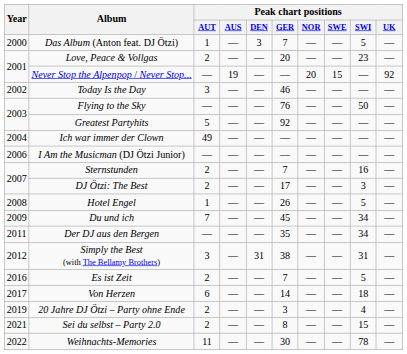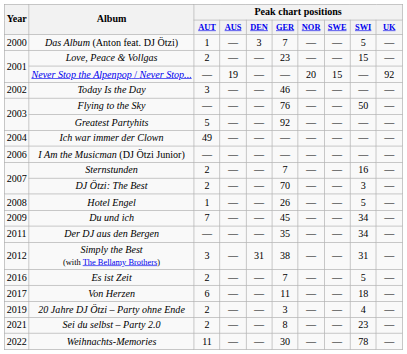(285, 58) 20 -> (285, 58) 23
(363, 58) 23 -> (363, 58) 15
(285, 186) 17 -> (285, 186) 70
(285, 293) 14 -> (285, 293) 11
(363, 325) 15 -> (363, 325) 23
